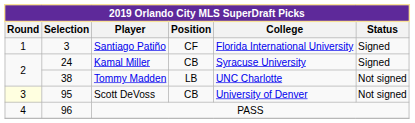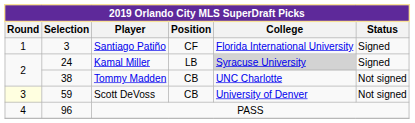(191, 62) CB -> (191, 62) LB
(261, 62) no background -> (261, 62) lightgrey background
(191, 78) LB -> (191, 78) CB
(67, 95) 95 -> (67, 95) 59
